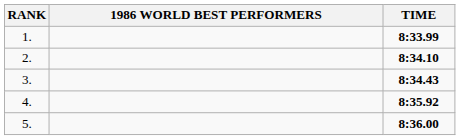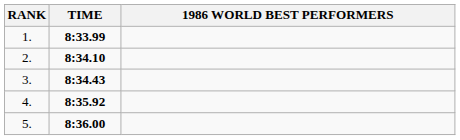columns swapped: (216, 15) <-> (419, 15)
